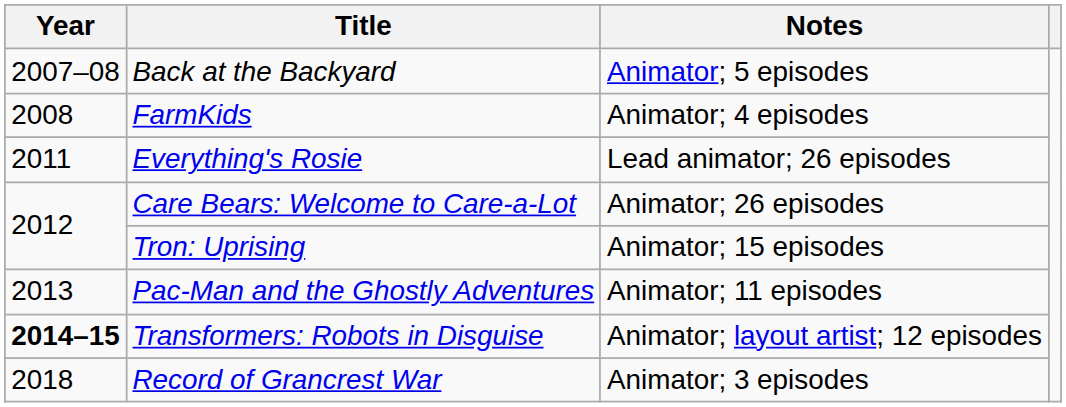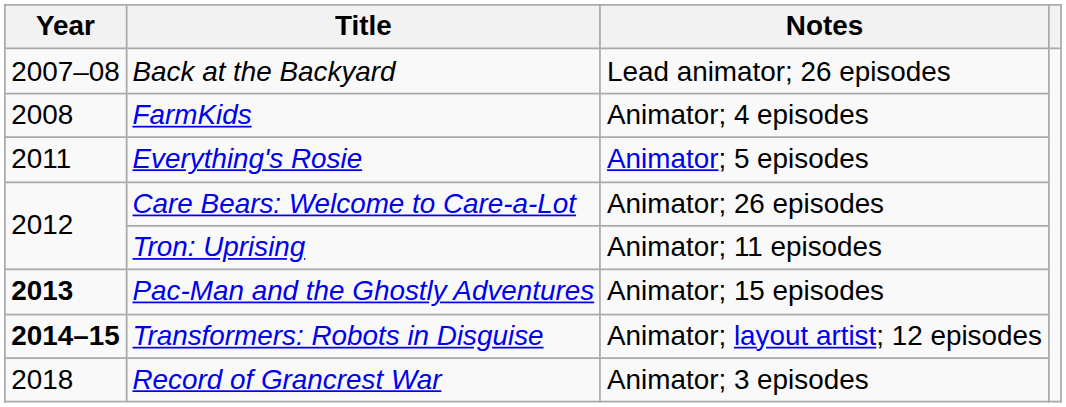(738, 70) Animator; 5 episodes -> (779, 70) Lead animator; 26 episodes
(779, 159) Lead animator; 26 episodes -> (738, 159) Animator; 5 episodes
(746, 247) Animator; 15 episodes -> (744, 247) Animator; 11 episodes
(42, 291) normal -> (42, 291) bold
(744, 291) Animator; 11 episodes -> (746, 291) Animator; 15 episodes
